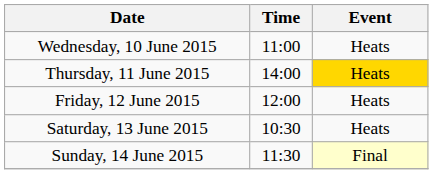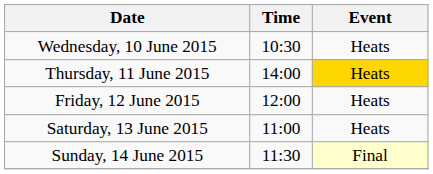(281, 45) 11:00 -> (281, 45) 10:30
(281, 127) 10:30 -> (281, 127) 11:00
